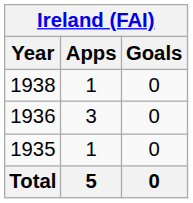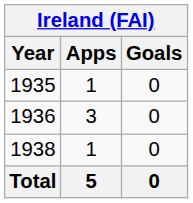rows swapped: (33, 149) <-> (33, 85)
